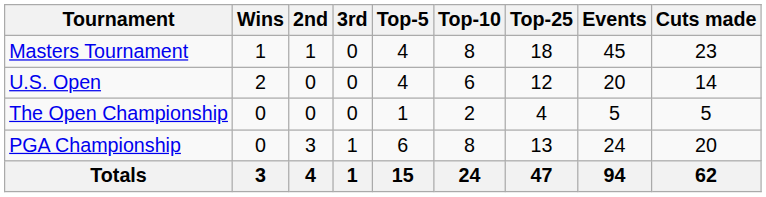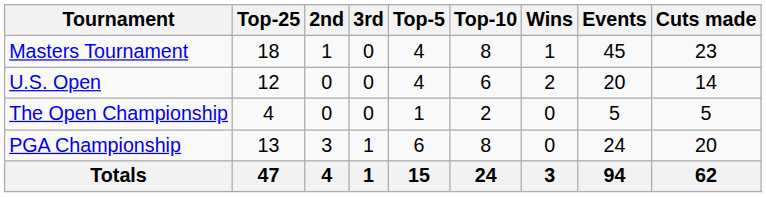columns swapped: (260, 20) <-> (542, 20)
